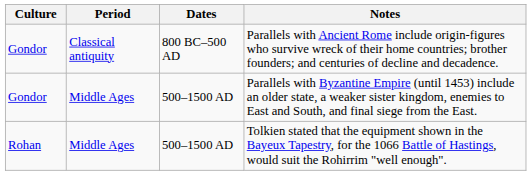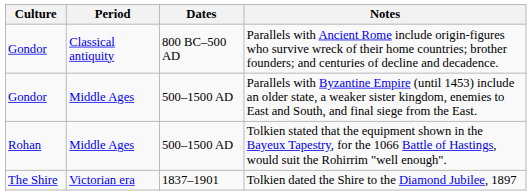+ row: (382, 180)
